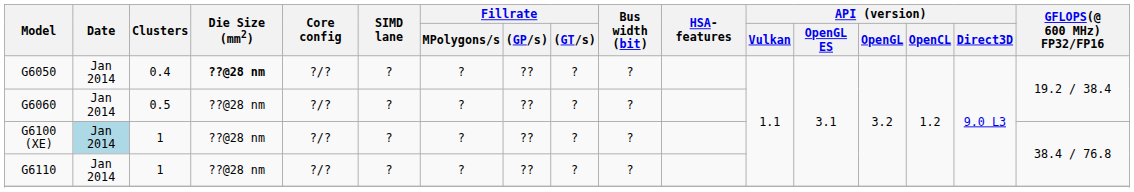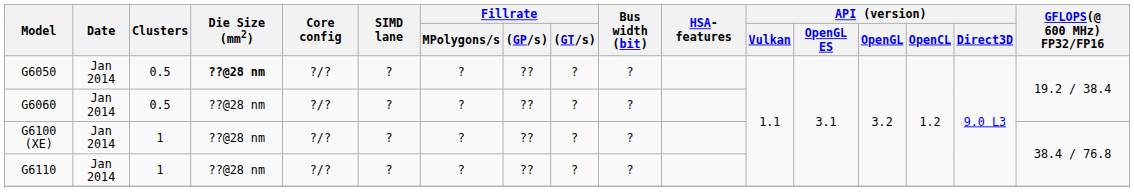(160, 72) 0.4 -> (160, 72) 0.5
(101, 138) lightblue background -> (101, 138) no background
